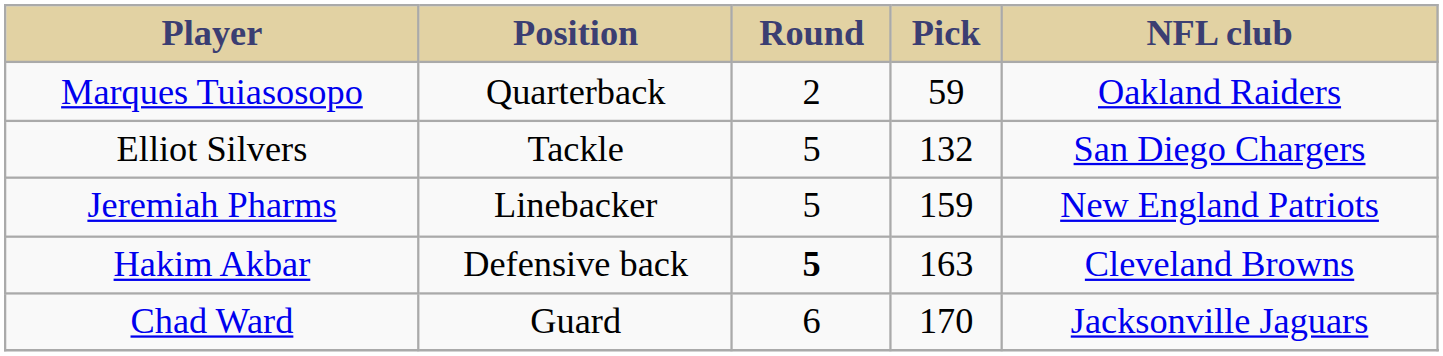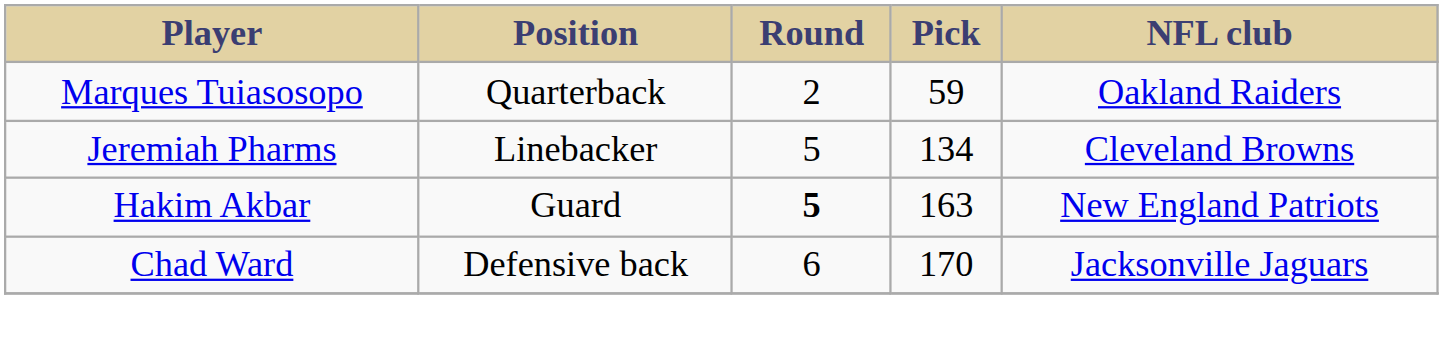- row: (212, 148)
(946, 206) 159 -> (946, 148) 134
(1220, 206) New England Patriots -> (1220, 148) Cleveland Browns
(576, 263) Defensive back -> (576, 206) Guard
(1220, 263) Cleveland Browns -> (1220, 206) New England Patriots
(576, 321) Guard -> (576, 263) Defensive back
